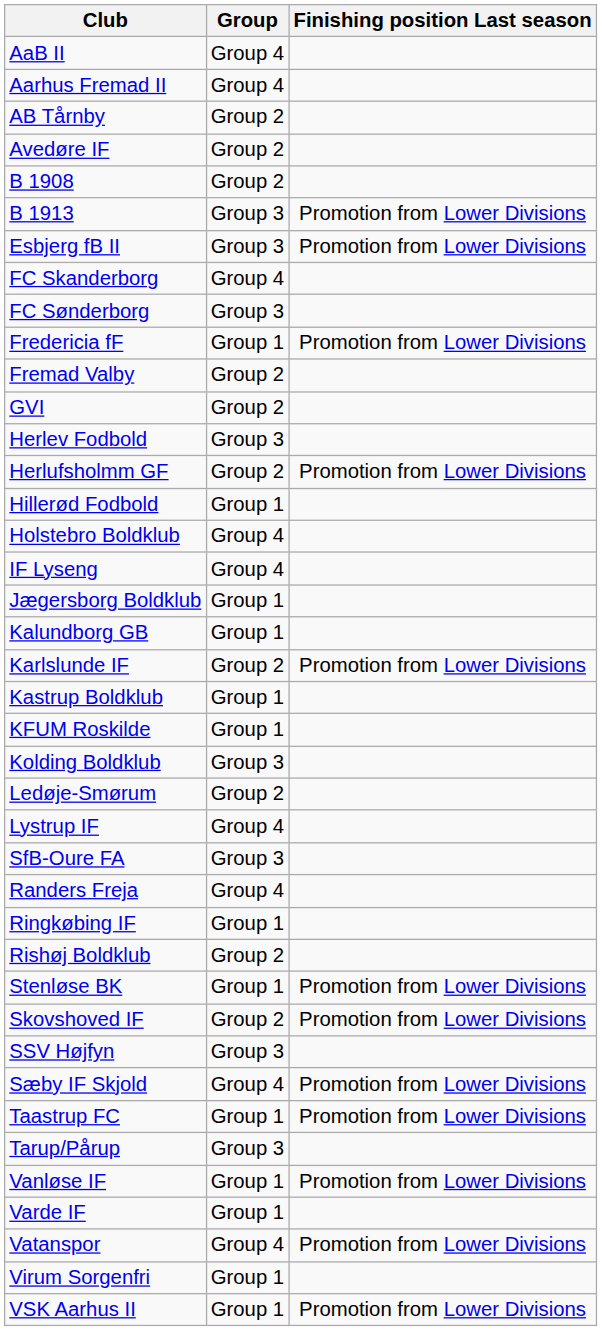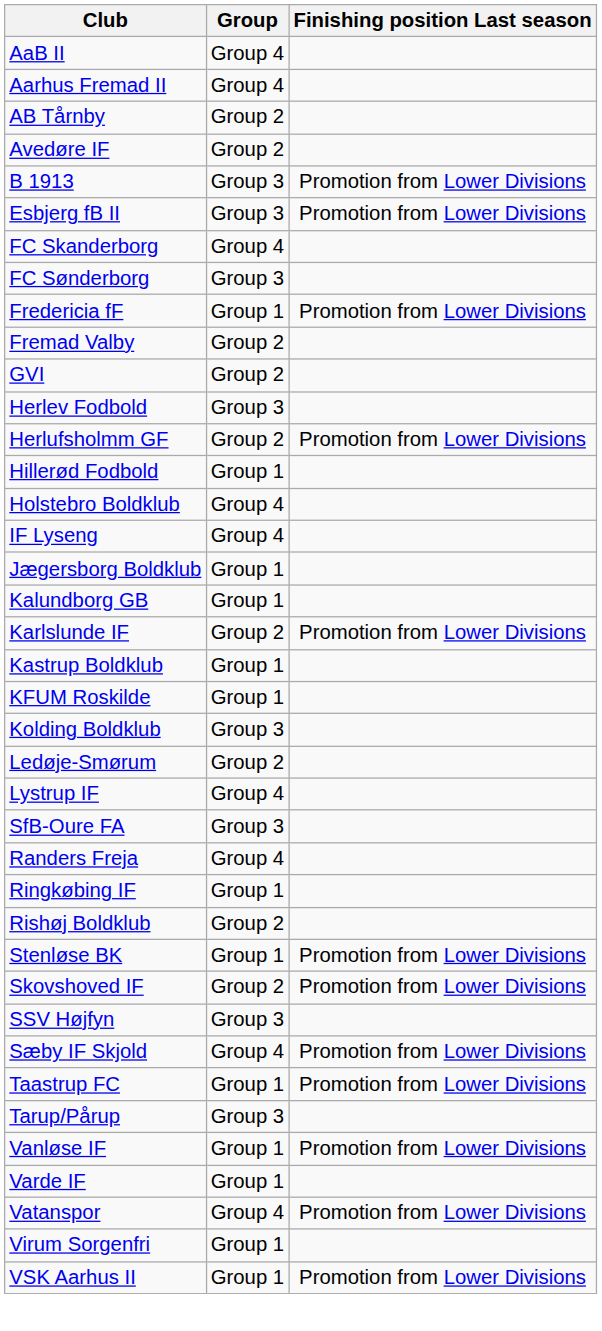- row: (42, 181)
